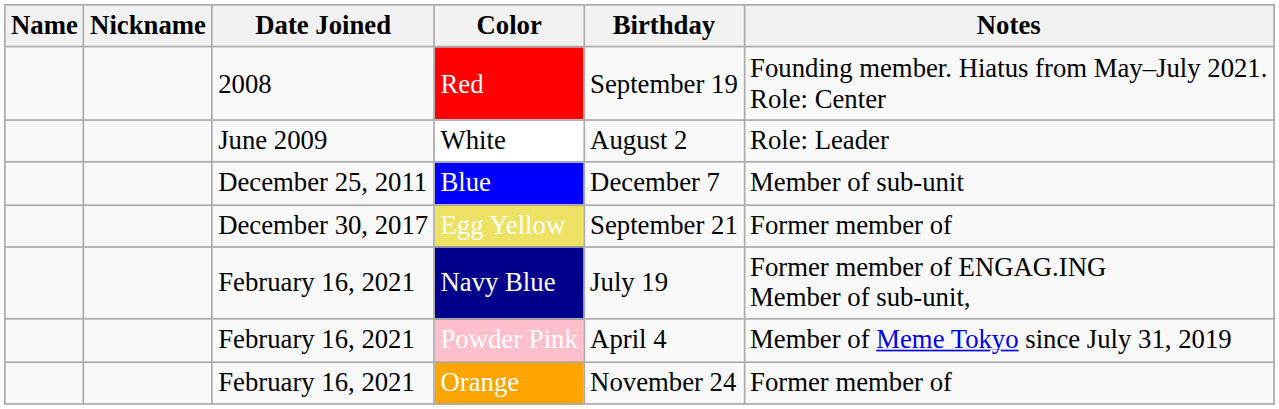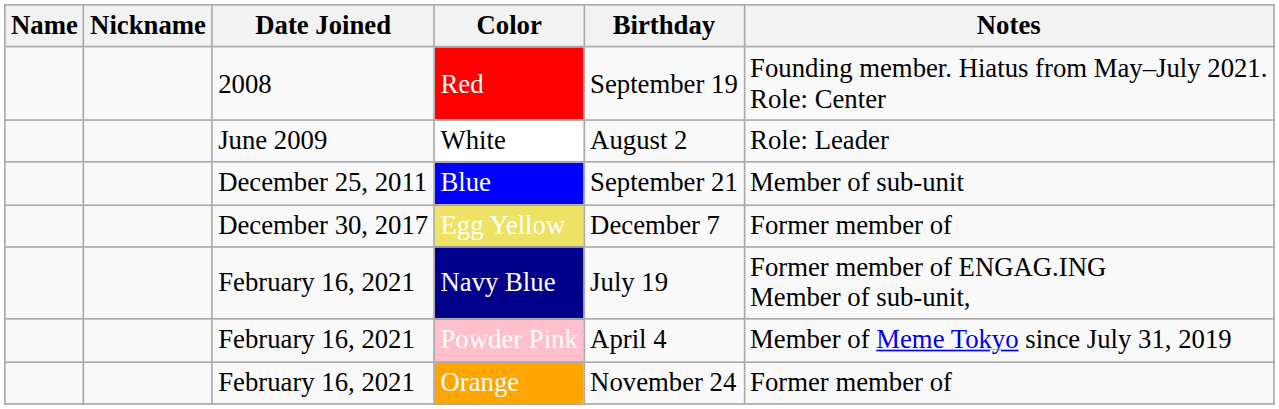(655, 182) December 7 -> (664, 182) September 21
(664, 225) September 21 -> (655, 225) December 7
